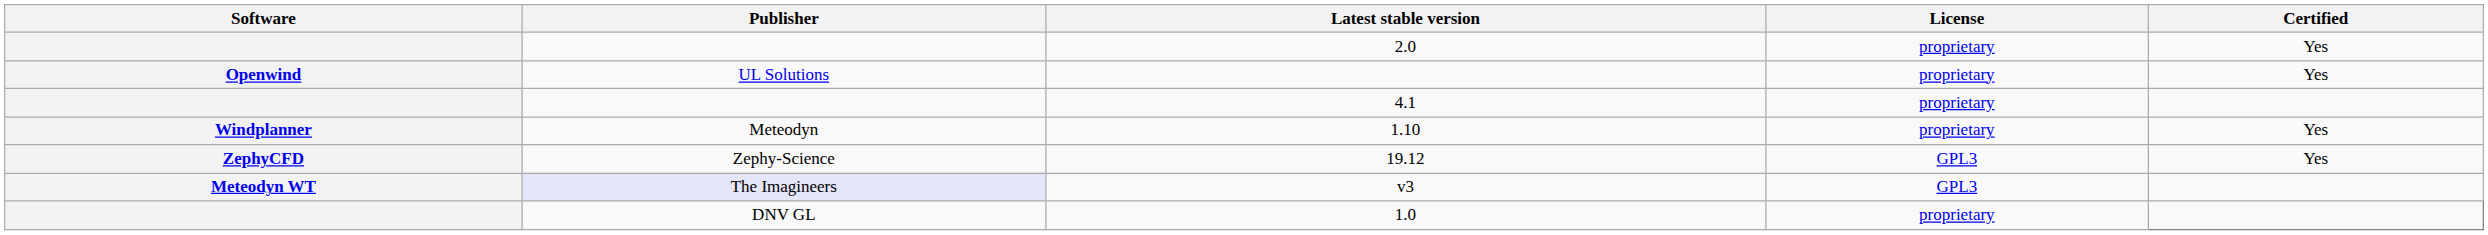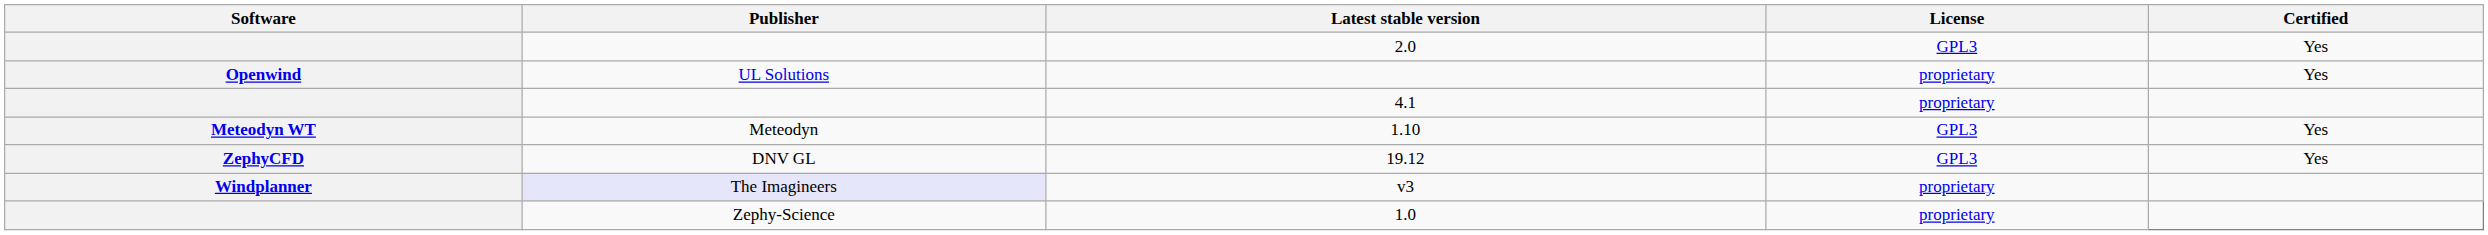(1957, 46) proprietary -> (1957, 46) GPL3
(263, 130) Windplanner -> (263, 130) Meteodyn WT
(1957, 130) proprietary -> (1957, 130) GPL3
(784, 158) Zephy-Science -> (784, 158) DNV GL
(263, 186) Meteodyn WT -> (263, 186) Windplanner
(1957, 186) GPL3 -> (1957, 186) proprietary
(784, 214) DNV GL -> (784, 214) Zephy-Science
